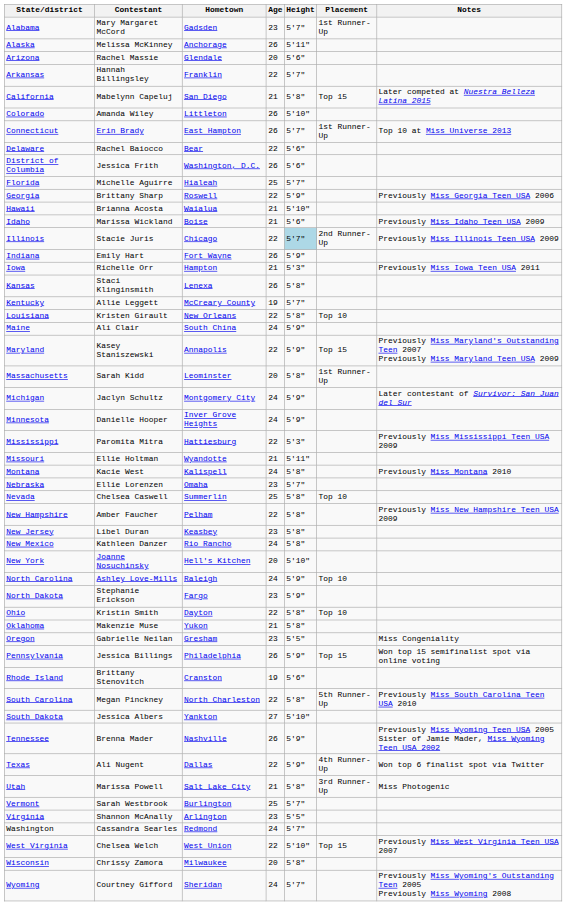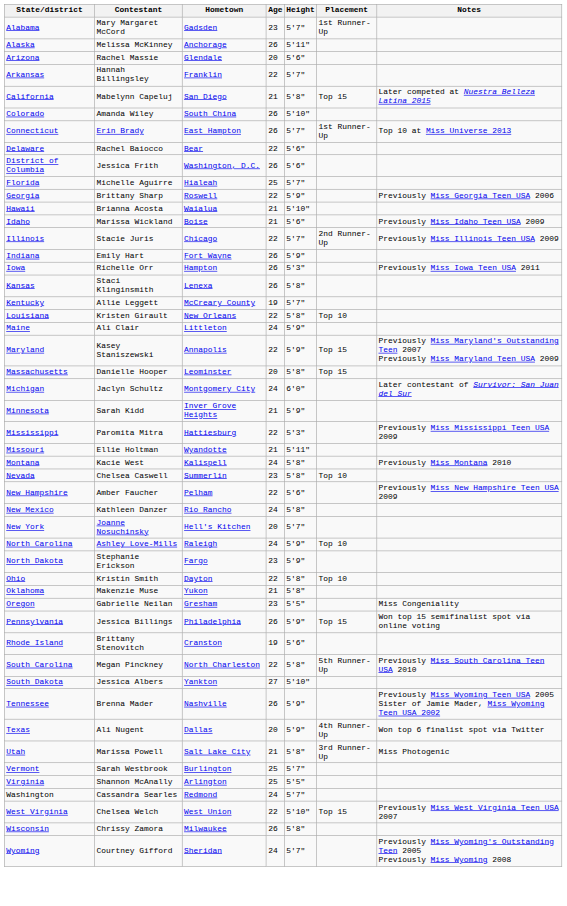(205, 114) Littleton -> (210, 114) South China
(296, 239) lightblue background -> (296, 239) no background
(273, 269) 21 -> (273, 269) 26
(210, 329) South China -> (205, 329) Littleton
(120, 377) Sarah Kidd -> (132, 372) Danielle Hooper
(345, 377) 1st Runner-Up -> (333, 372) Top 15
(296, 399) 5'9" -> (296, 390) 6'0"
(132, 420) Danielle Hooper -> (120, 411) Sarah Kidd
(273, 420) 24 -> (273, 411) 21
- row: (25, 485)
(273, 498) 25 -> (273, 476) 23
(296, 515) 5'8" -> (296, 493) 5'6"
- row: (30, 532)
(298, 562) 5'10" -> (296, 528) 5'7"
(273, 765) 22 -> (273, 731) 20
(273, 817) 23 -> (273, 782) 25
(273, 864) 20 -> (273, 830) 26
